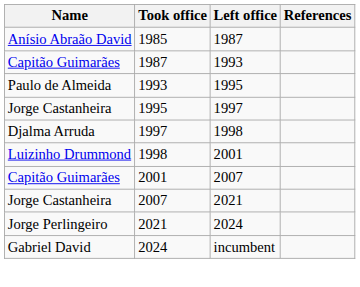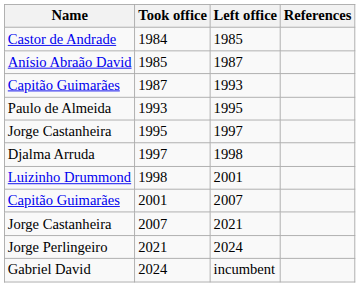+ row: (153, 39)
